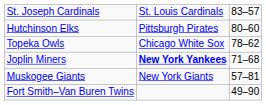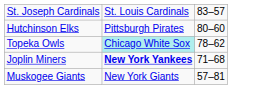(182, 44) no background -> (147, 44) paleturquoise background
- row: (70, 92)
